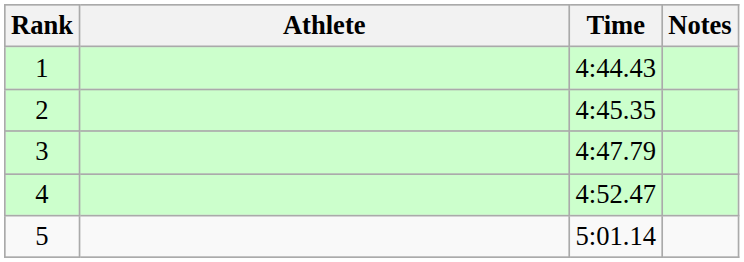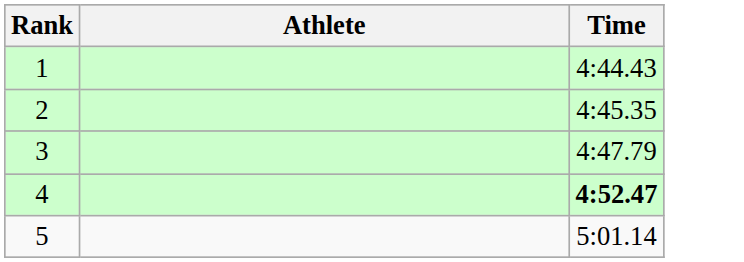- column: (700, 25)
(616, 194) normal -> (616, 194) bold
